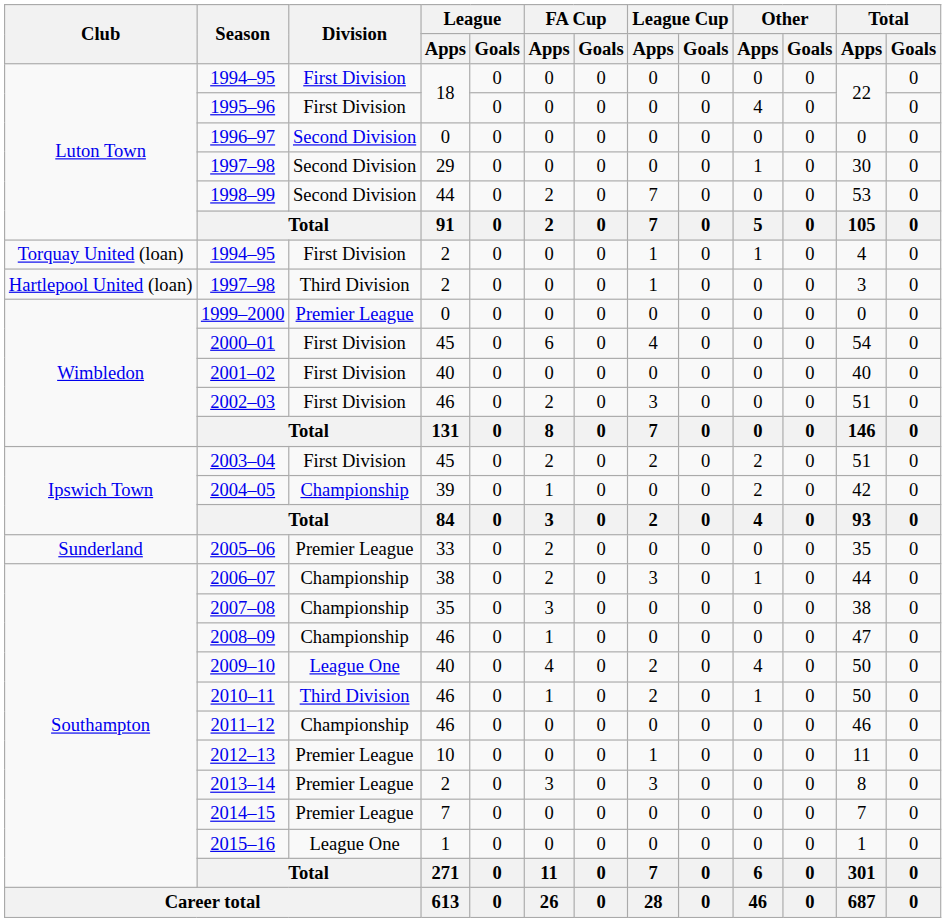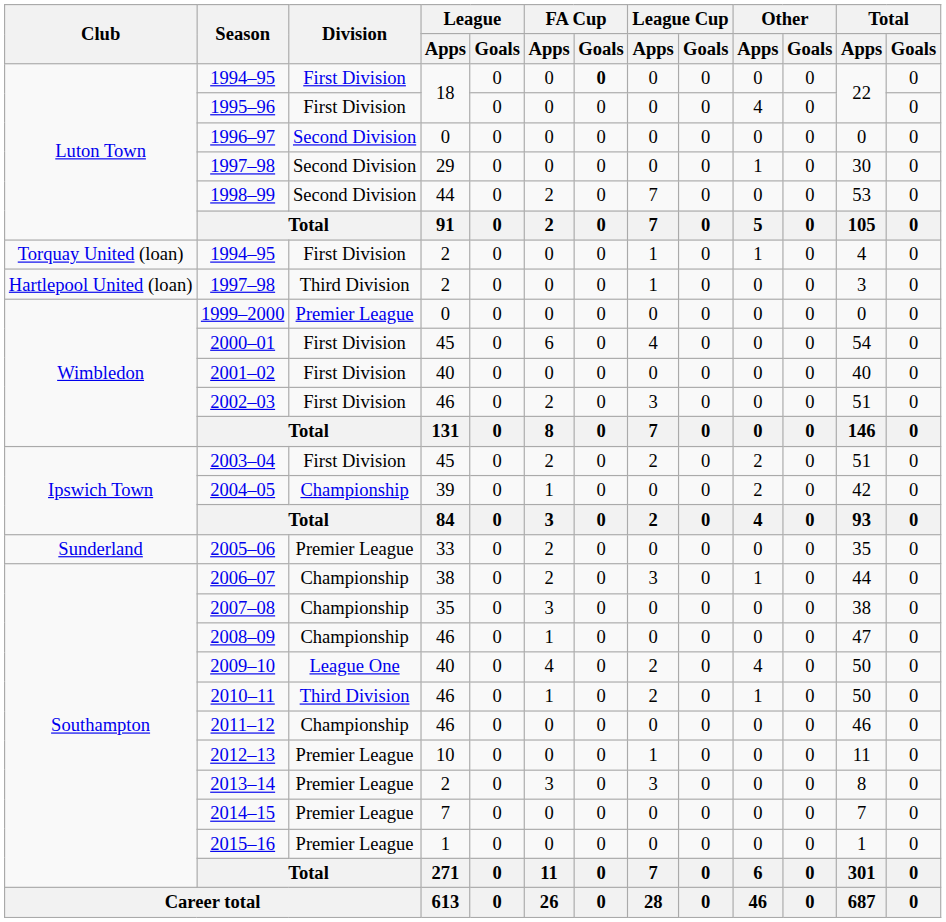(601, 78) normal -> (601, 78) bold
(355, 843) League One -> (355, 843) Premier League
